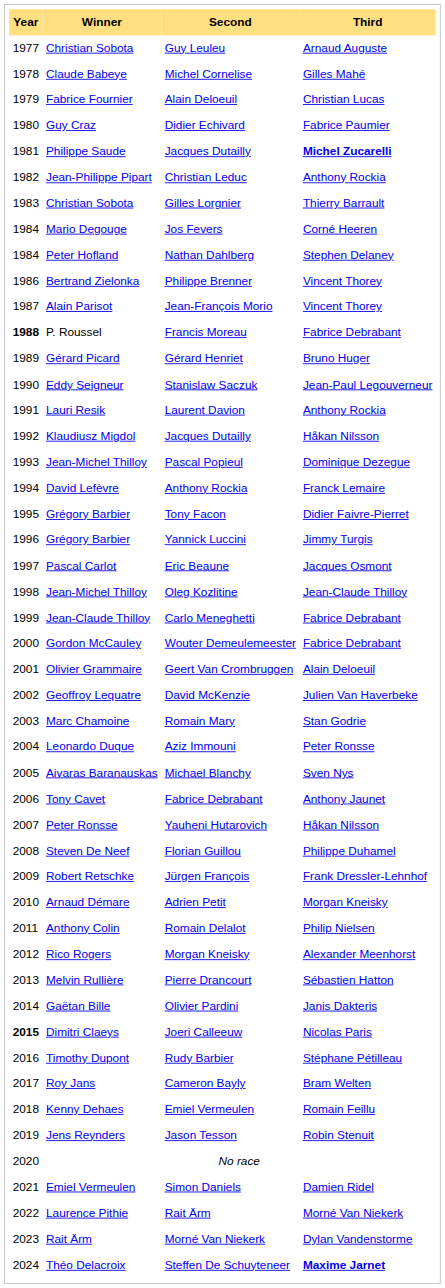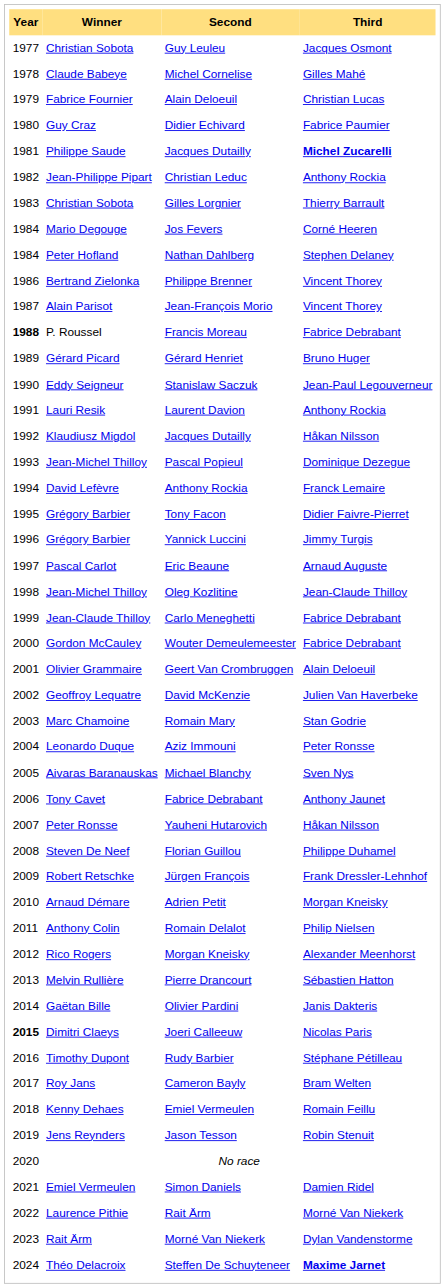(345, 48) Arnaud Auguste -> (347, 48) Jacques Osmont
(347, 566) Jacques Osmont -> (345, 566) Arnaud Auguste
